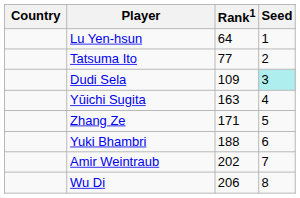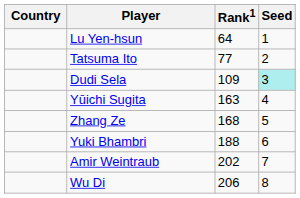(229, 121) 171 -> (229, 121) 168
